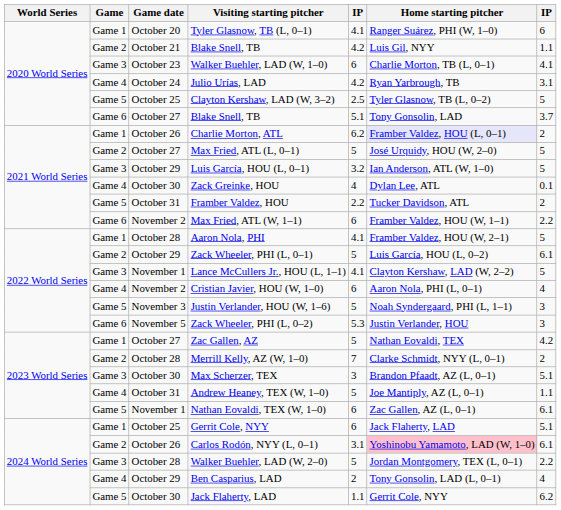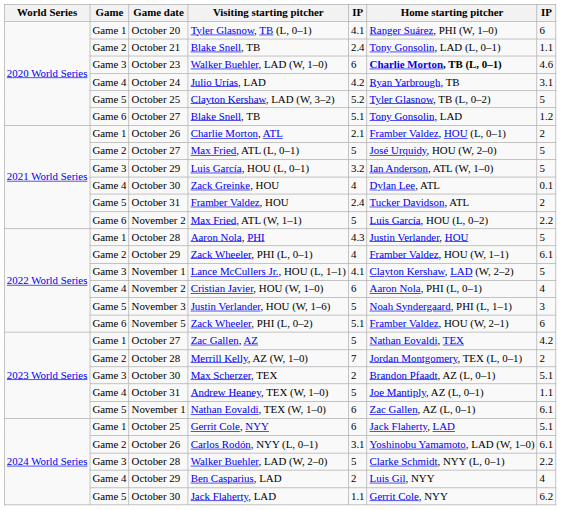(358, 47) 4.2 -> (358, 47) 2.4
(402, 47) Luis Gil, NYY -> (435, 47) Tony Gonsolin, LAD (L, 0–1)
(432, 64) normal -> (436, 64) bold
(546, 64) 4.1 -> (546, 64) 4.6
(358, 99) 2.5 -> (358, 99) 5.2
(546, 116) 3.7 -> (546, 116) 1.2
(358, 133) 6.2 -> (358, 133) 2.1
(438, 133) lavender background -> (438, 133) no background
(358, 202) 2.2 -> (358, 202) 2.4
(354, 220) 6 -> (354, 220) 5
(439, 220) Framber Valdez, HOU (W, 1–1) -> (429, 220) Luis García, HOU (L, 0–2)
(358, 237) 4.1 -> (358, 237) 4.3
(439, 237) Framber Valdez, HOU (W, 2–1) -> (419, 237) Justin Verlander, HOU
(354, 254) 5 -> (354, 254) 4
(429, 254) Luis García, HOU (L, 0–2) -> (439, 254) Framber Valdez, HOU (W, 1–1)
(358, 323) 5.3 -> (358, 323) 5.1
(419, 323) Justin Verlander, HOU -> (439, 323) Framber Valdez, HOU (W, 2–1)
(542, 323) 3 -> (542, 323) 6
(437, 358) Clarke Schmidt, NYY (L, 0–1) -> (446, 358) Jordan Montgomery, TEX (L, 0–1)
(354, 375) 3 -> (354, 375) 2
(452, 444) pink background -> (452, 444) no background
(446, 461) Jordan Montgomery, TEX (L, 0–1) -> (437, 461) Clarke Schmidt, NYY (L, 0–1)
(435, 479) Tony Gonsolin, LAD (L, 0–1) -> (402, 479) Luis Gil, NYY
